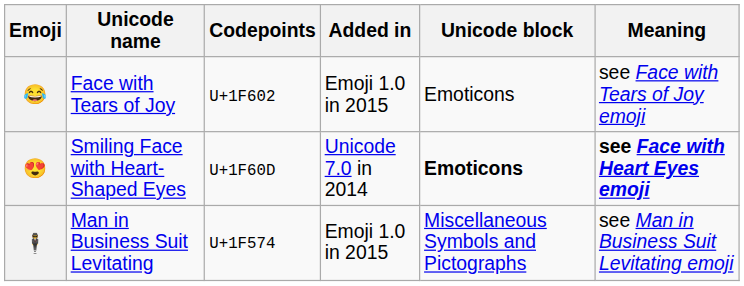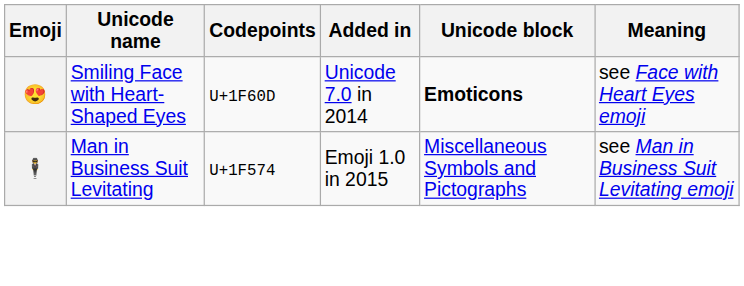- row: (35, 94)
(662, 168) bold -> (659, 94) normal
